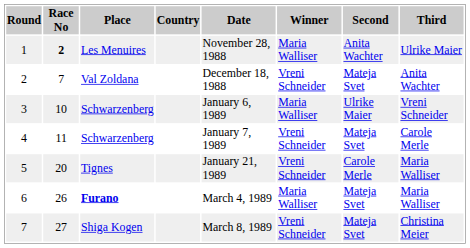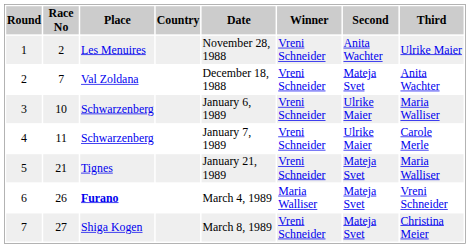(61, 50) bold -> (61, 50) normal
(298, 50) Maria Walliser -> (302, 50) Vreni Schneider
(298, 109) Maria Walliser -> (302, 109) Vreni Schneider
(424, 109) Vreni Schneider -> (420, 109) Maria Walliser
(360, 138) Mateja Svet -> (359, 138) Ulrike Maier
(61, 168) 20 -> (61, 168) 21
(359, 168) Carole Merle -> (360, 168) Mateja Svet
(420, 198) Maria Walliser -> (424, 198) Vreni Schneider
